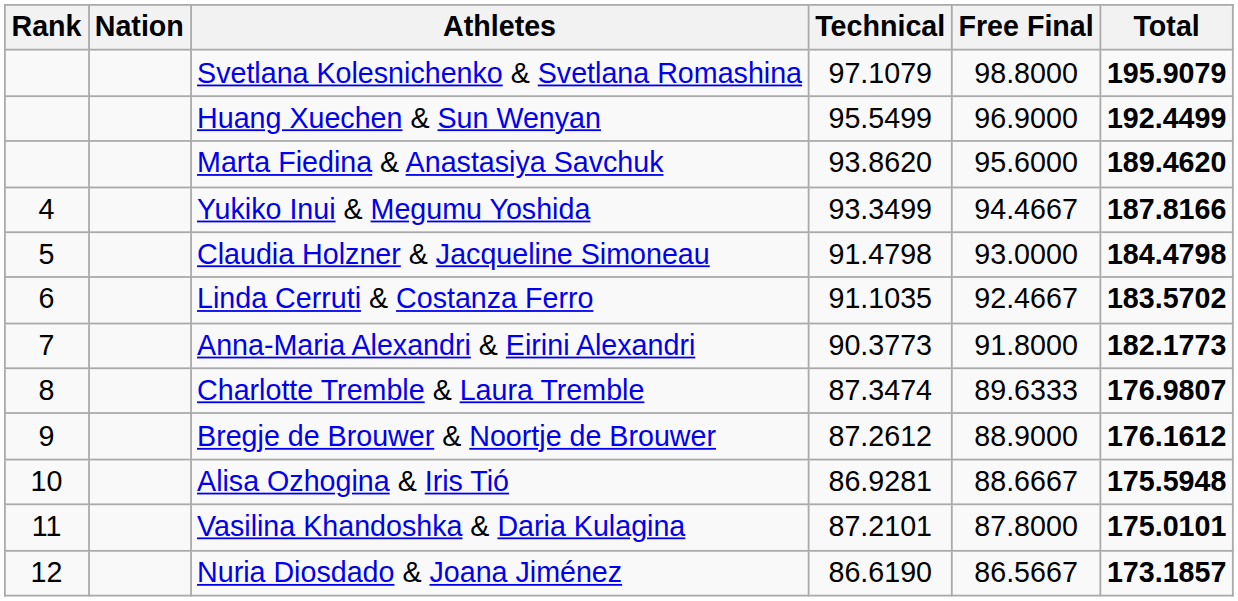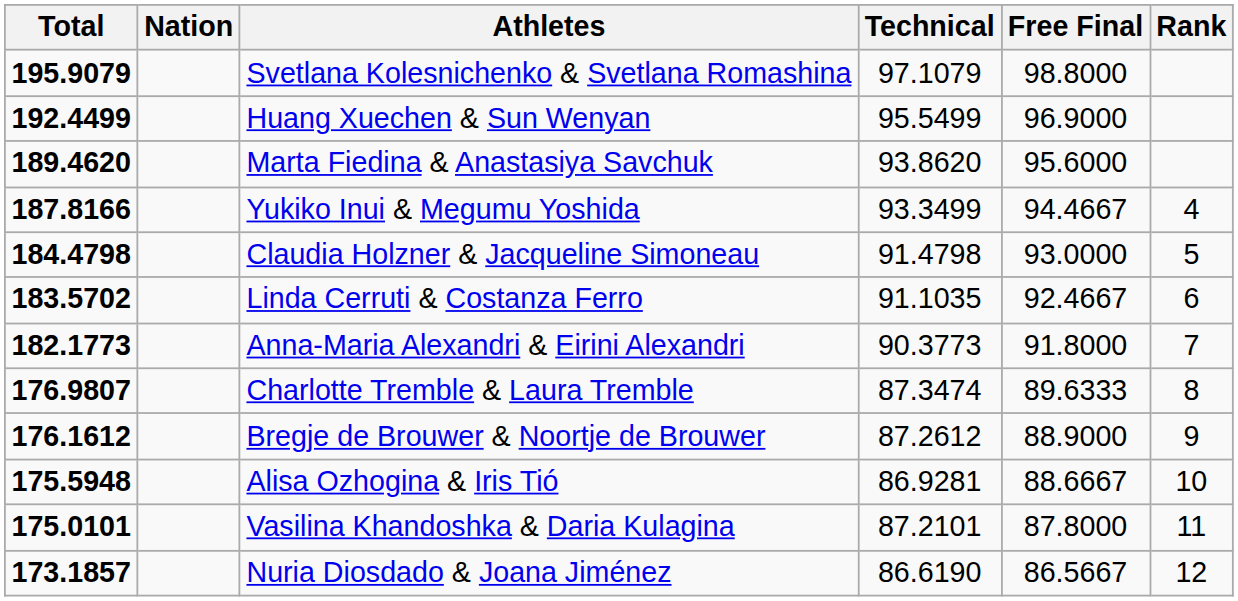columns swapped: (47, 27) <-> (1167, 27)
